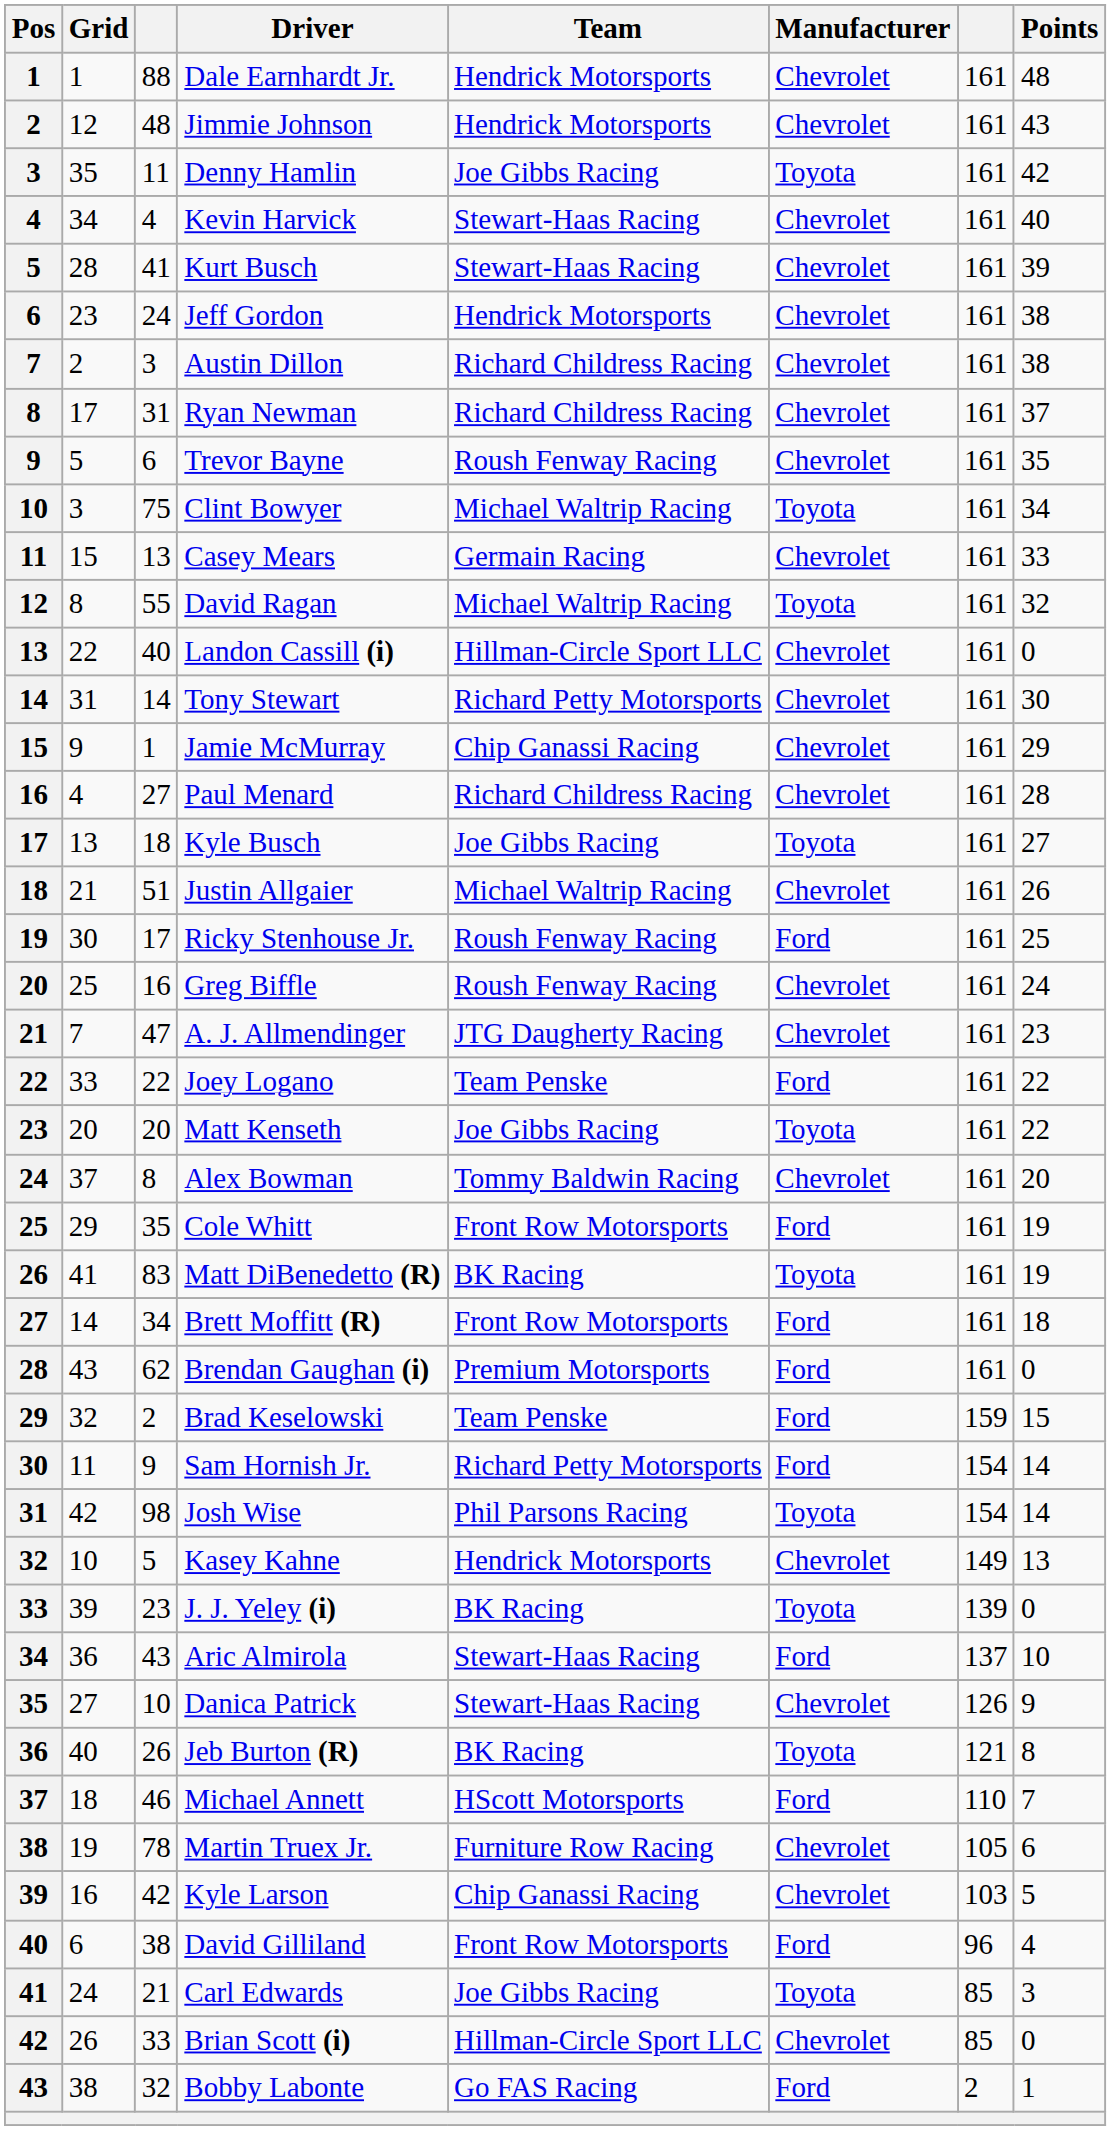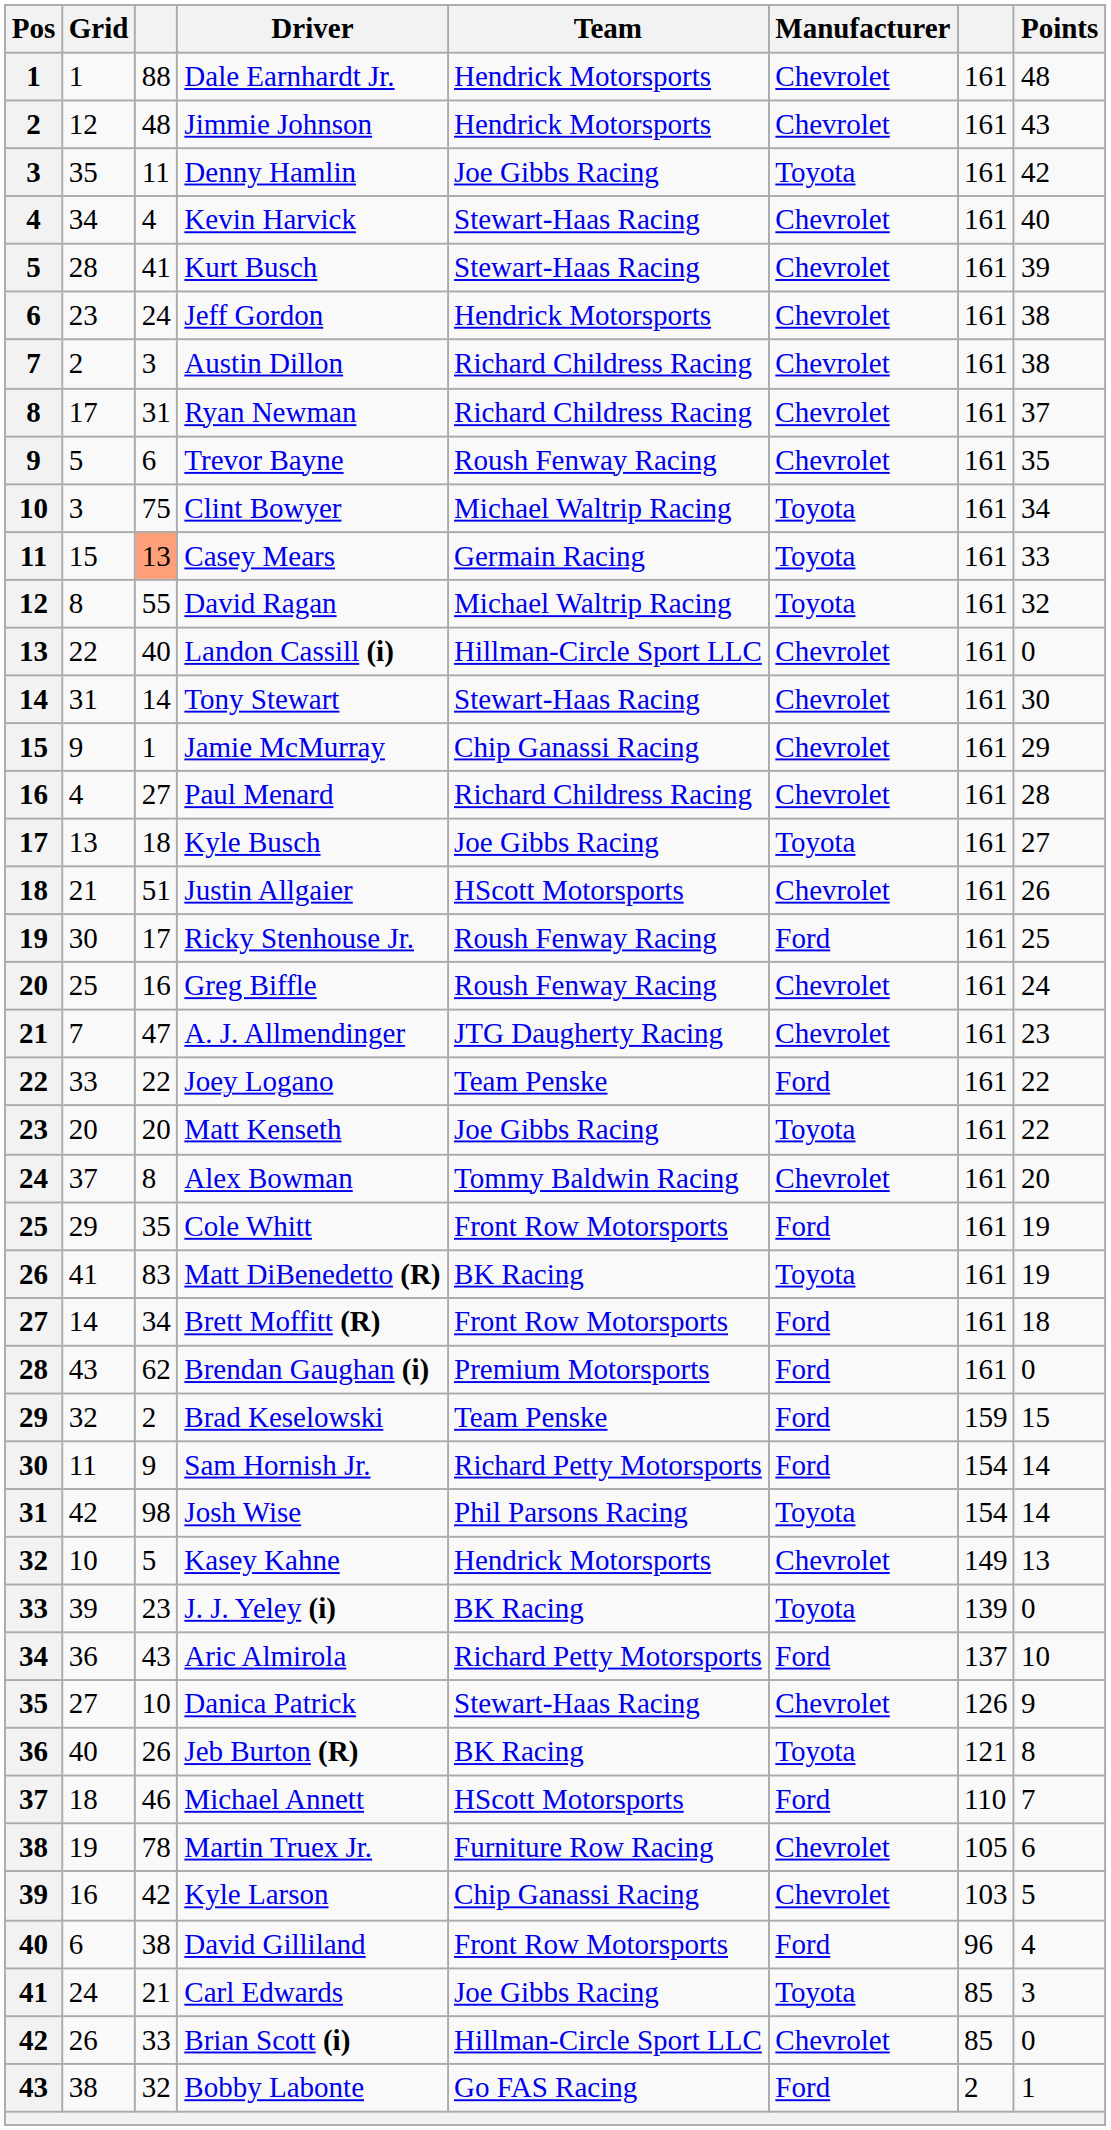(156, 555) no background -> (156, 555) lightsalmon background
(833, 555) Chevrolet -> (815, 555) Toyota
(608, 698) Richard Petty Motorsports -> (577, 698) Stewart-Haas Racing
(593, 890) Michael Waltrip Racing -> (569, 890) HScott Motorsports
(577, 1656) Stewart-Haas Racing -> (608, 1656) Richard Petty Motorsports
